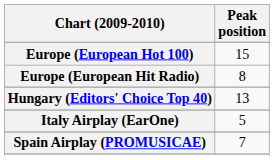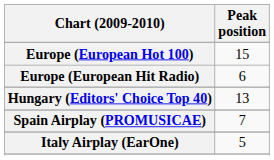(242, 76) 8 -> (242, 76) 6
rows swapped: (110, 120) <-> (110, 143)
